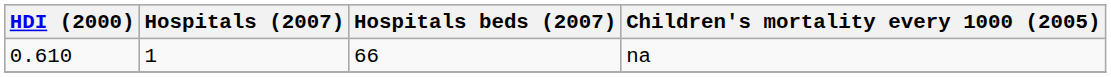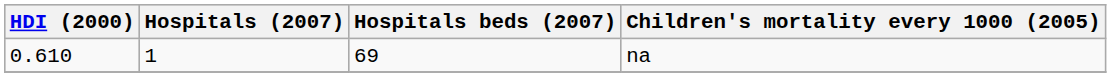(367, 56) 66 -> (367, 56) 69
